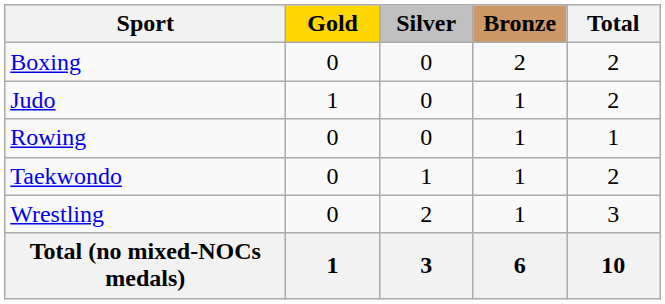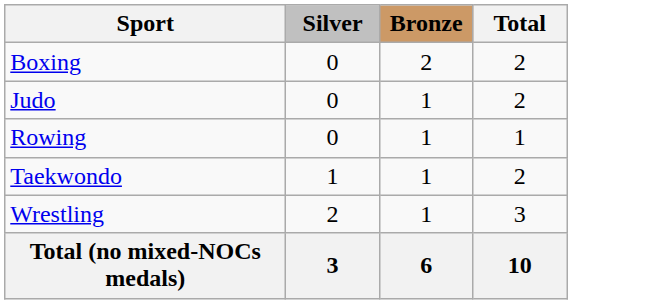- column: (333, 23)
